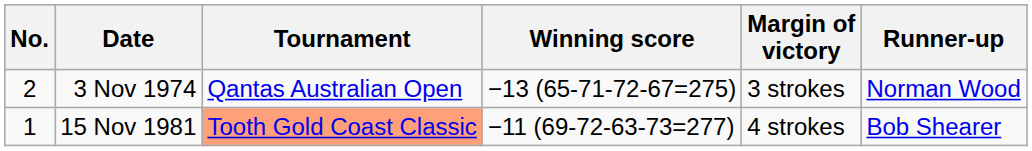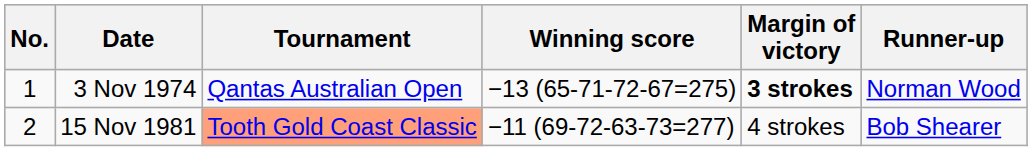(30, 89) 2 -> (30, 89) 1
(796, 89) normal -> (800, 89) bold
(30, 127) 1 -> (30, 127) 2
